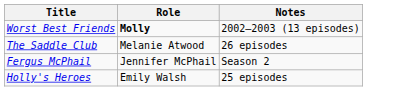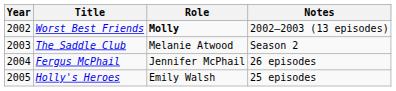+ column: (19, 13)
(254, 45) 26 episodes -> (274, 45) Season 2
(245, 61) Season 2 -> (283, 61) 26 episodes
